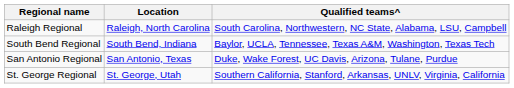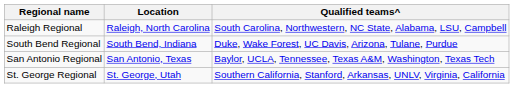(354, 43) Baylor, UCLA, Tennessee, Texas A&M, Washington, Texas Tech -> (336, 43) Duke, Wake Forest, UC Davis, Arizona, Tulane, Purdue
(336, 59) Duke, Wake Forest, UC Davis, Arizona, Tulane, Purdue -> (354, 59) Baylor, UCLA, Tennessee, Texas A&M, Washington, Texas Tech
